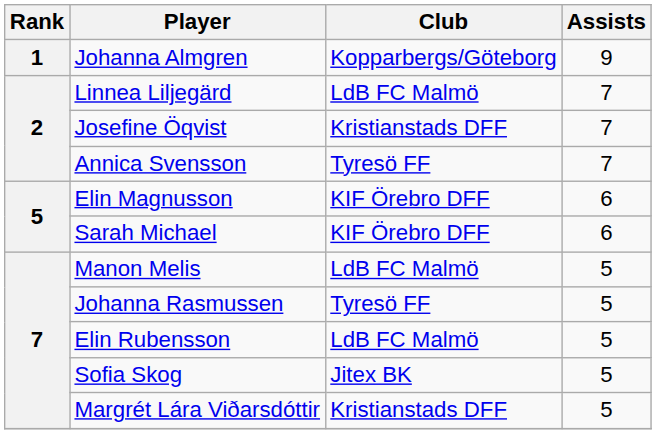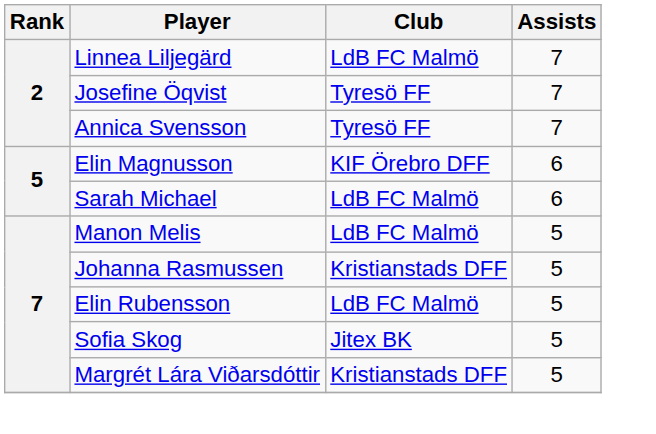- row: (161, 57)
(419, 127) Kristianstads DFF -> (380, 92) Tyresö FF
(410, 233) KIF Örebro DFF -> (404, 198) LdB FC Malmö
(380, 304) Tyresö FF -> (419, 269) Kristianstads DFF
